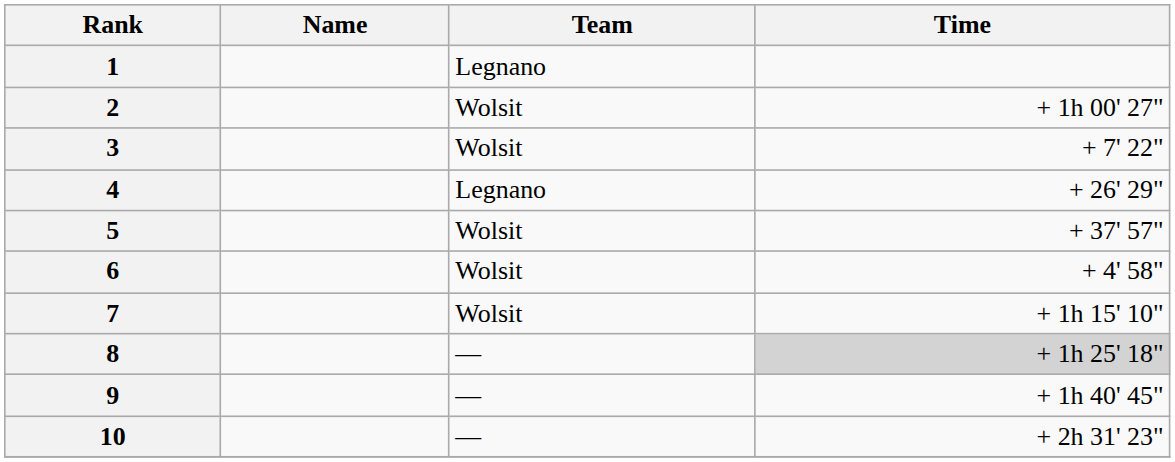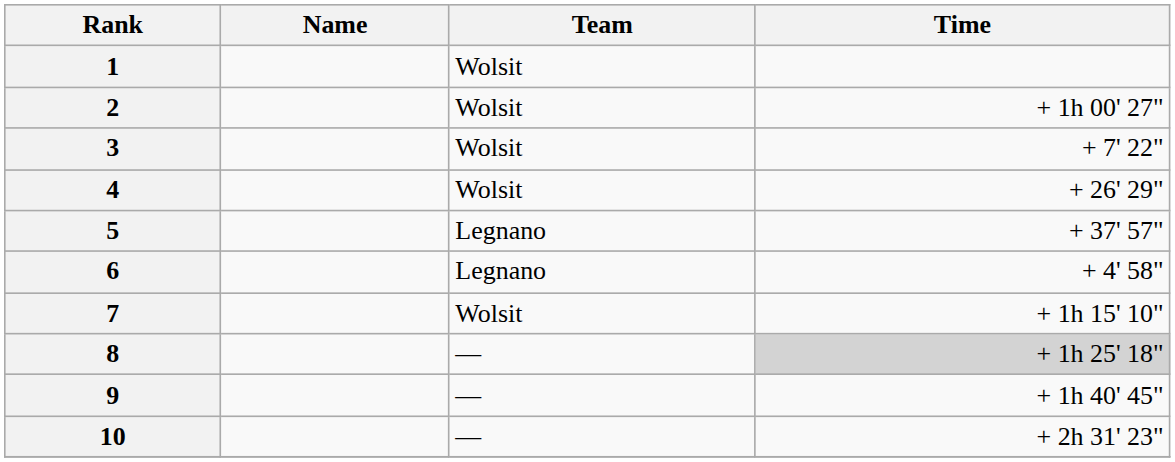(501, 66) Legnano -> (489, 66) Wolsit
(501, 189) Legnano -> (489, 189) Wolsit
(489, 230) Wolsit -> (501, 230) Legnano
(489, 271) Wolsit -> (501, 271) Legnano
